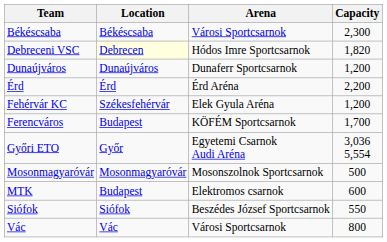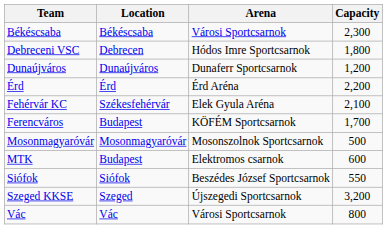(121, 50) lightyellow background -> (121, 50) no background
(357, 50) 1,820 -> (357, 50) 1,800
(357, 104) 1,200 -> (357, 104) 2,100
- row: (33, 148)
+ row: (40, 196)
